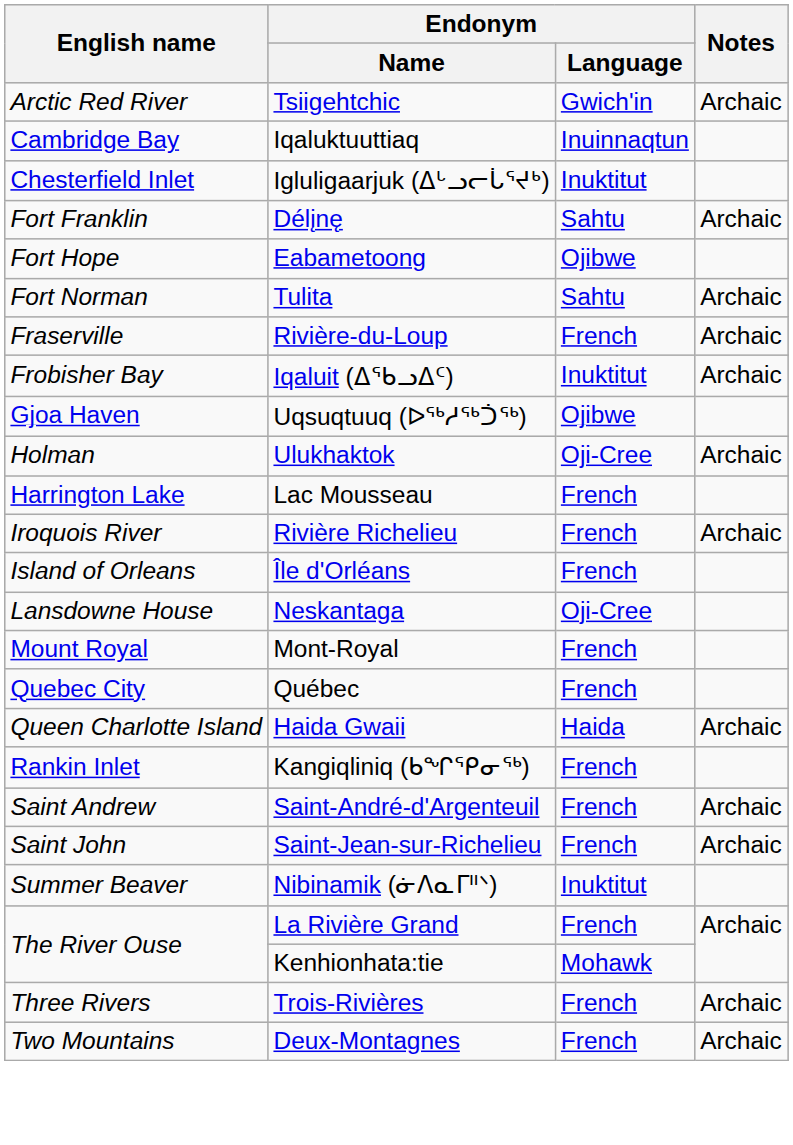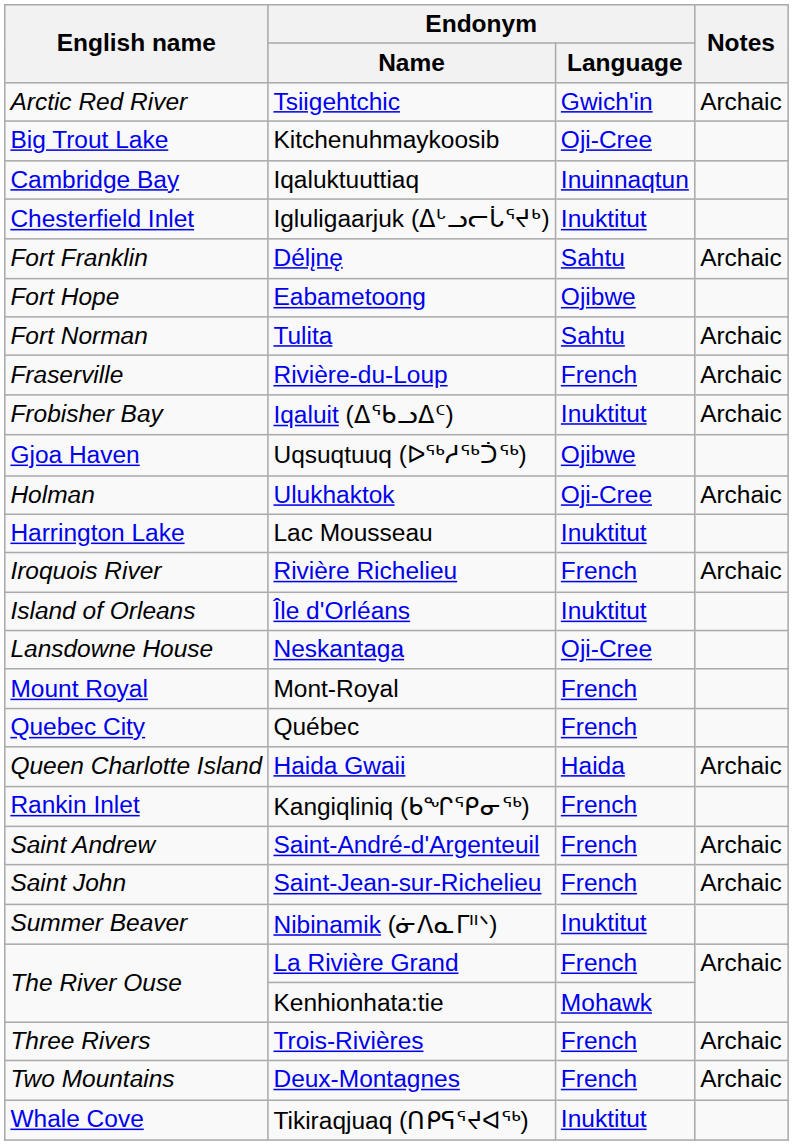+ row: (386, 140)
(599, 494) French -> (604, 533) Inuktitut
(599, 572) French -> (604, 610) Inuktitut
+ row: (401, 1120)
